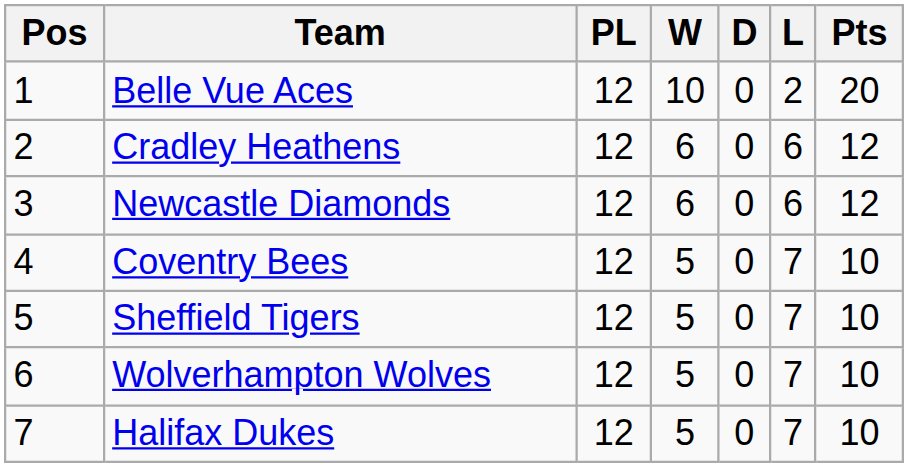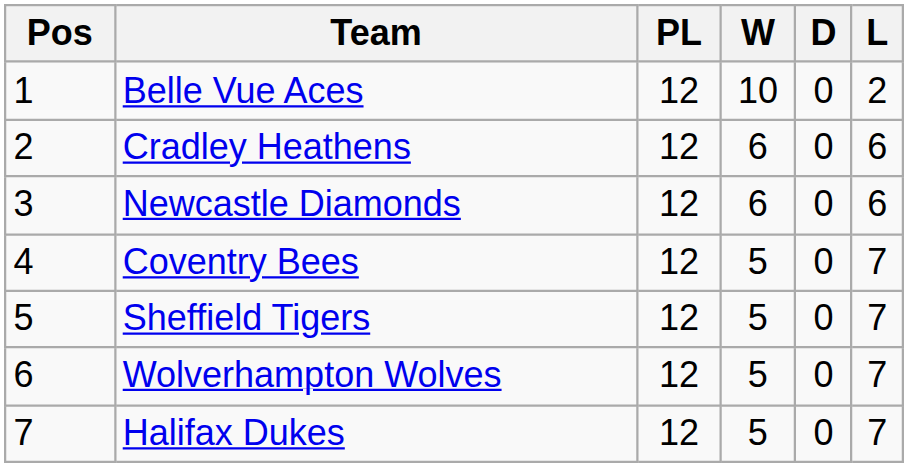- column: (859, 33)
